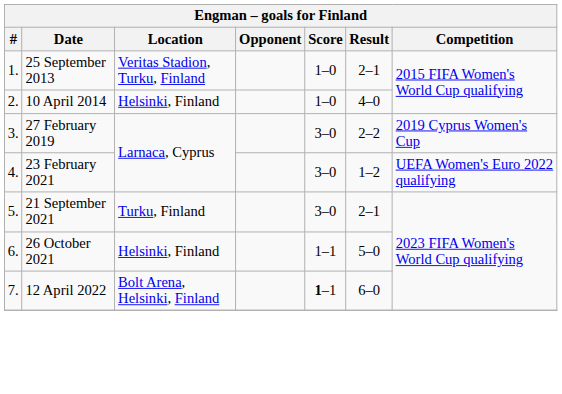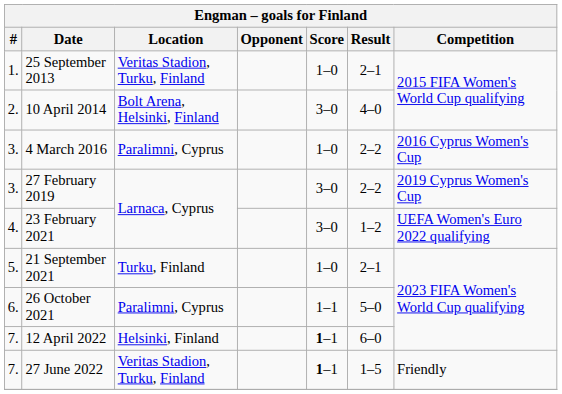(169, 101) Helsinki, Finland -> (168, 109) Bolt Arena, Helsinki, Finland
(325, 101) 1–0 -> (327, 109) 3–0
+ row: (66, 149)
(325, 211) 3–0 -> (327, 267) 1–0
(169, 251) Helsinki, Finland -> (171, 307) Paralimni, Cyprus
(169, 290) Bolt Arena, Helsinki, Finland -> (168, 338) Helsinki, Finland
+ row: (64, 369)
